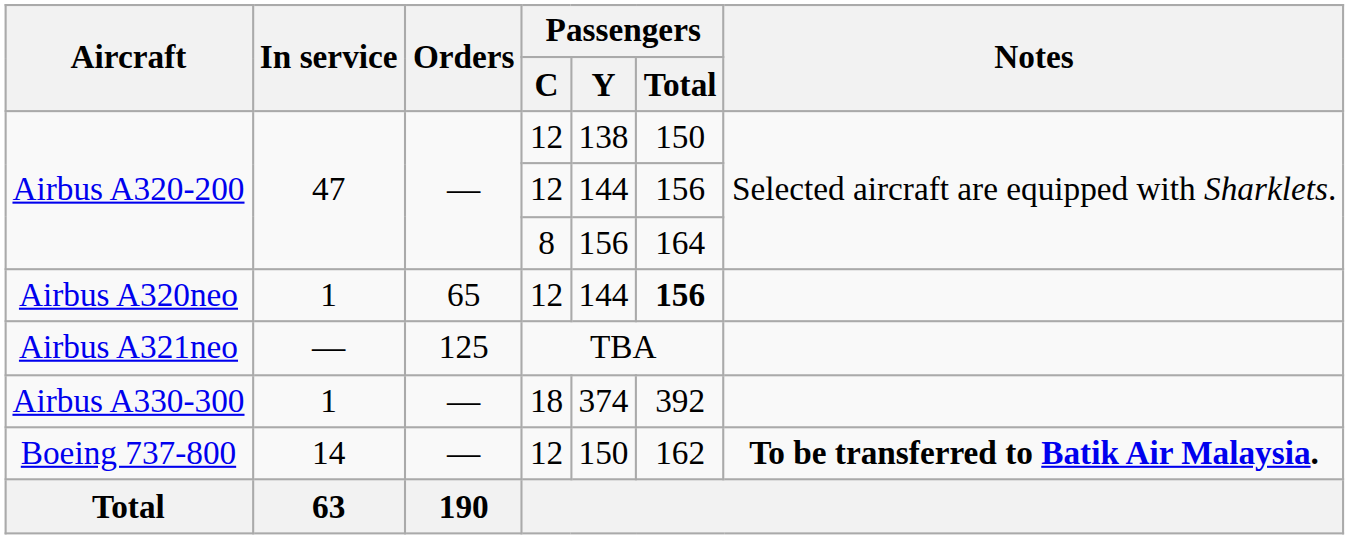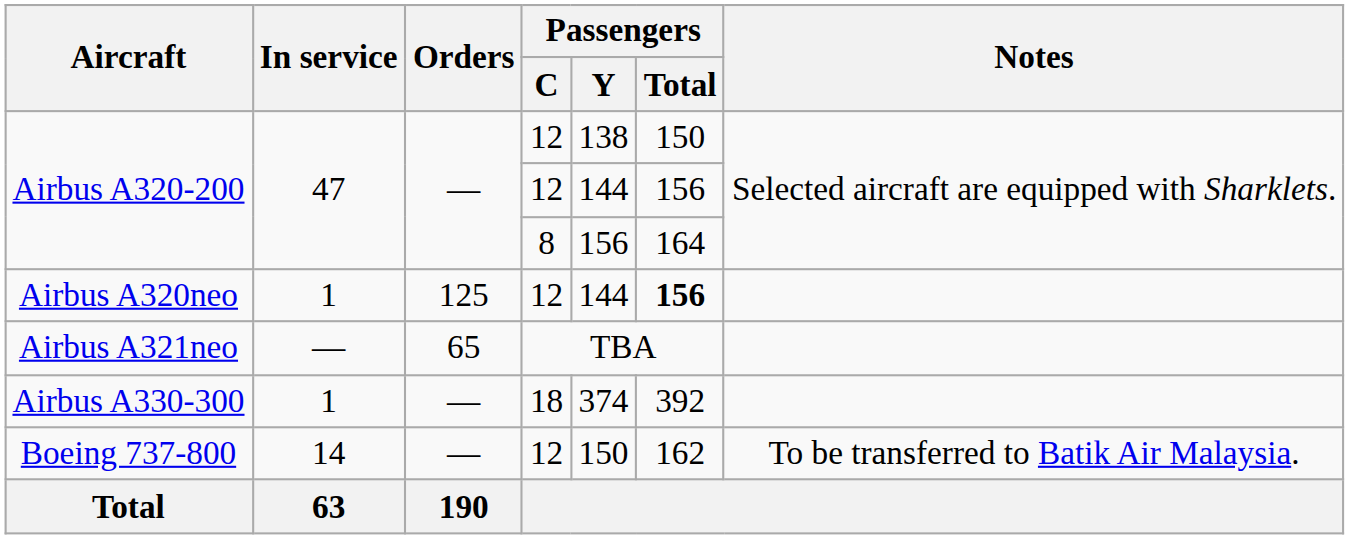(464, 294) 65 -> (464, 294) 125
(464, 347) 125 -> (464, 347) 65
(1034, 453) bold -> (1034, 453) normal
